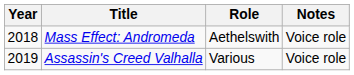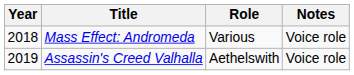(244, 37) Aethelswith -> (232, 37) Various
(232, 59) Various -> (244, 59) Aethelswith
